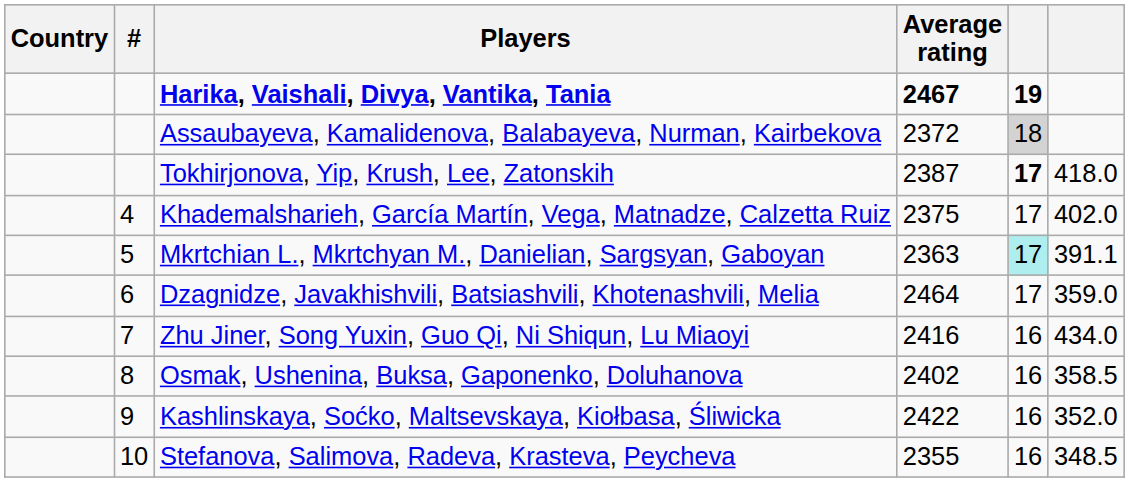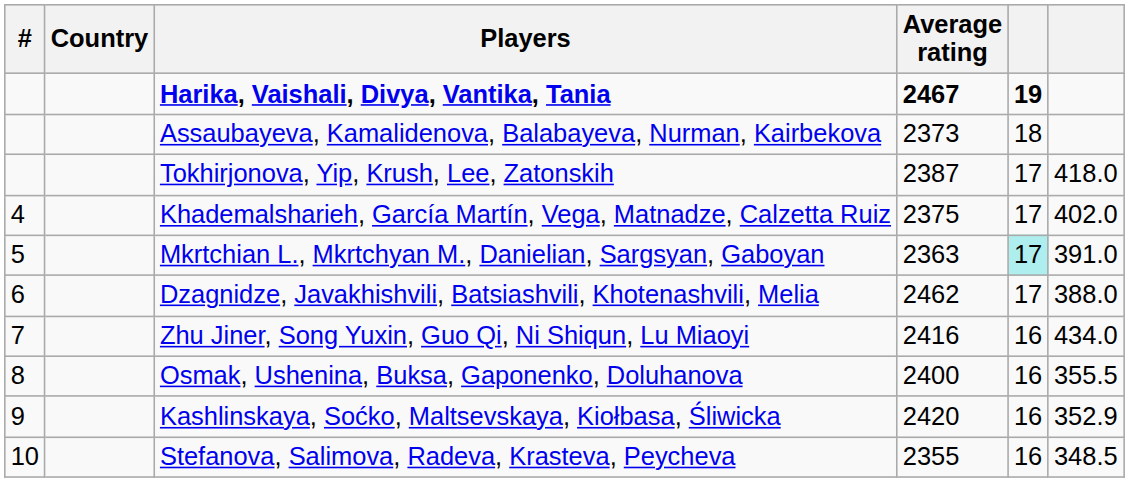columns swapped: (134, 38) <-> (59, 38)
(931, 133) 2372 -> (931, 133) 2373
(1028, 133) lightgrey background -> (1028, 133) no background
(1028, 174) bold -> (1028, 174) normal
(1086, 255) 391.1 -> (1086, 255) 391.0
(931, 295) 2464 -> (931, 295) 2462
(1086, 295) 359.0 -> (1086, 295) 388.0
(931, 376) 2402 -> (931, 376) 2400
(1086, 376) 358.5 -> (1086, 376) 355.5
(931, 416) 2422 -> (931, 416) 2420
(1086, 416) 352.0 -> (1086, 416) 352.9
